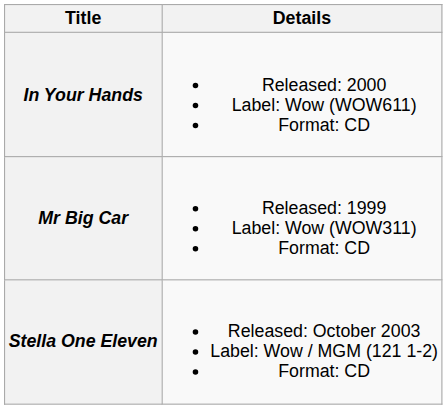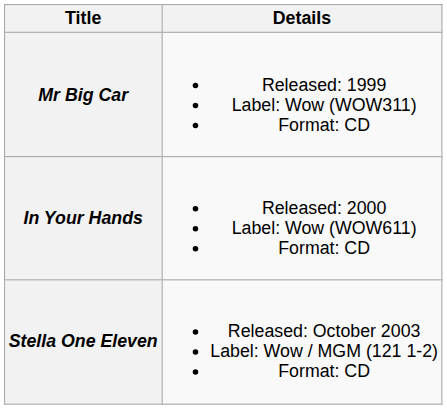rows swapped: (83, 218) <-> (83, 94)
